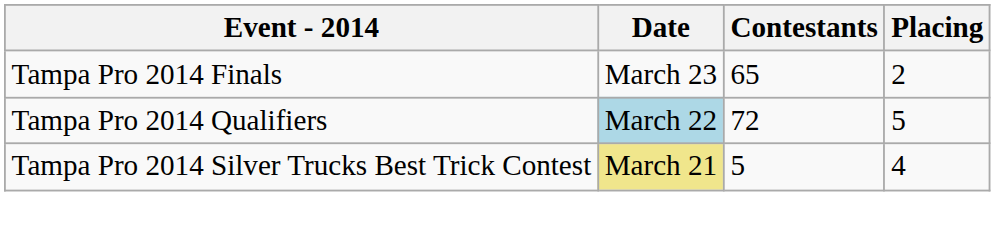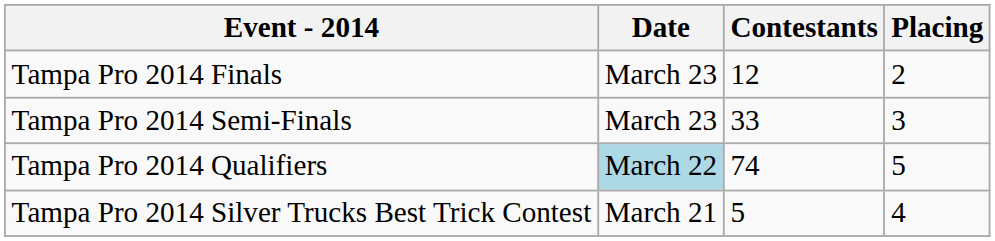(745, 73) 65 -> (745, 73) 12
+ row: (182, 119)
(745, 119) 72 -> (745, 166) 74
(661, 166) khaki background -> (661, 212) no background
